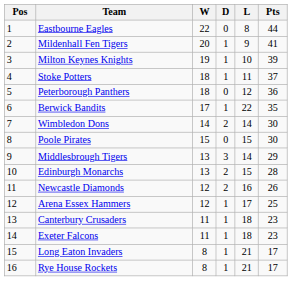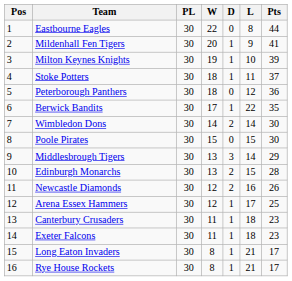+ column: (189, 12)
